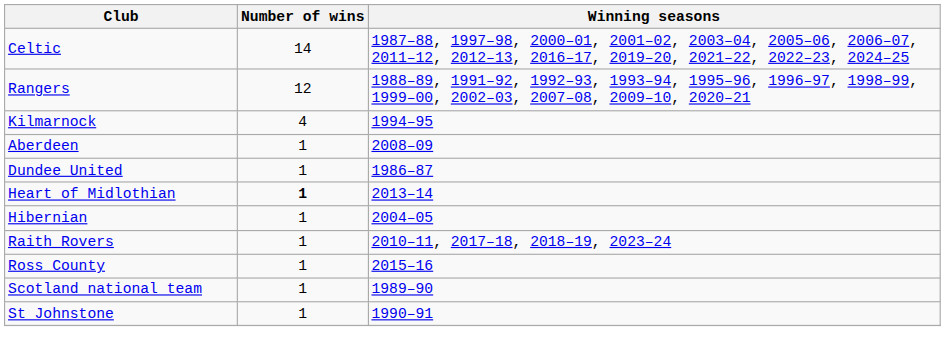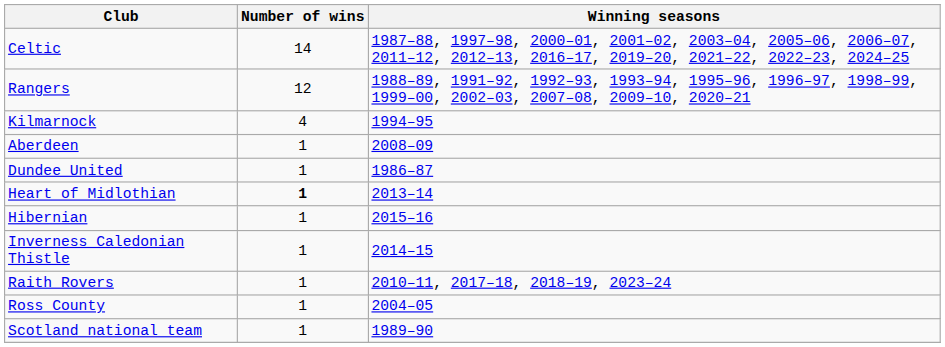(402, 218) 2004–05 -> (402, 218) 2015–16
+ row: (96, 250)
(402, 266) 2015–16 -> (402, 307) 2004–05
- row: (61, 314)
